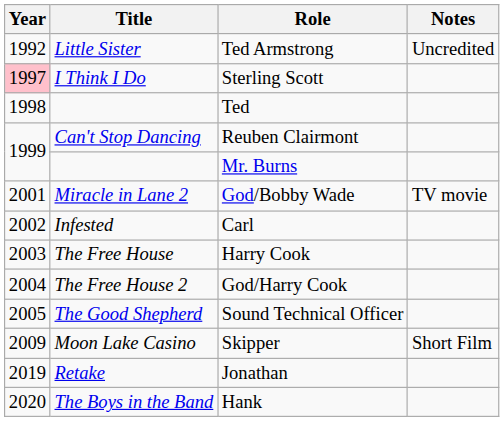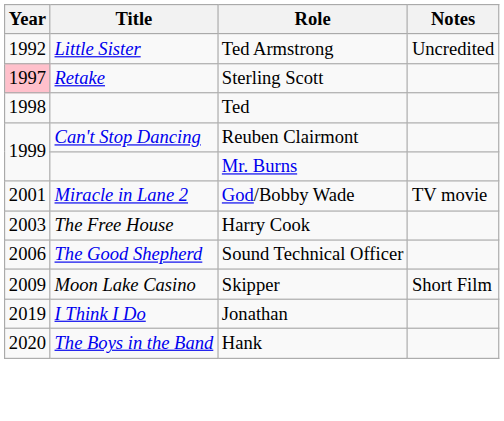(100, 78) I Think I Do -> (80, 78) Retake
- row: (238, 225)
- row: (284, 284)
(27, 313) 2005 -> (27, 254) 2006
(80, 372) Retake -> (100, 313) I Think I Do
